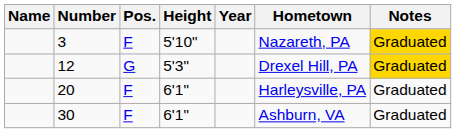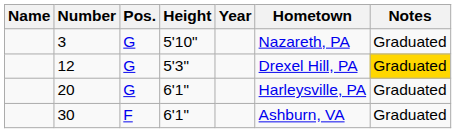(128, 41) F -> (129, 41) G
(410, 41) gold background -> (410, 41) no background
(128, 90) F -> (129, 90) G
